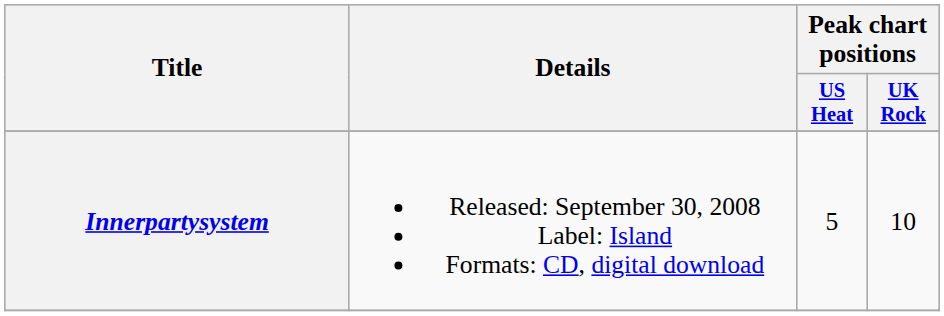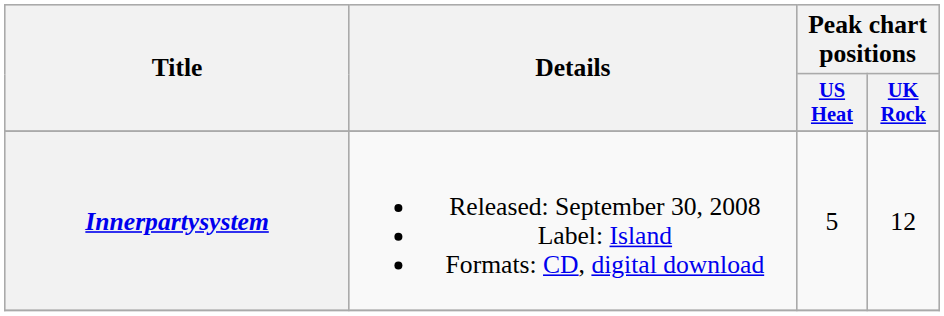(903, 220) 10 -> (903, 220) 12
